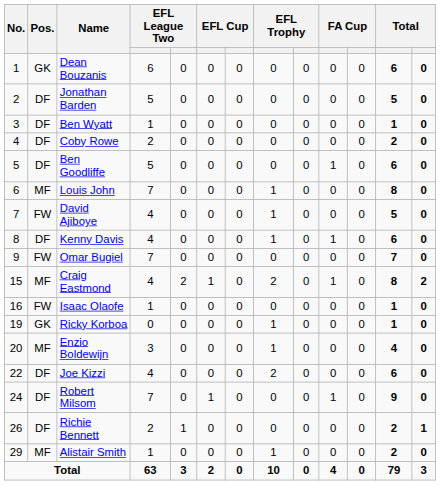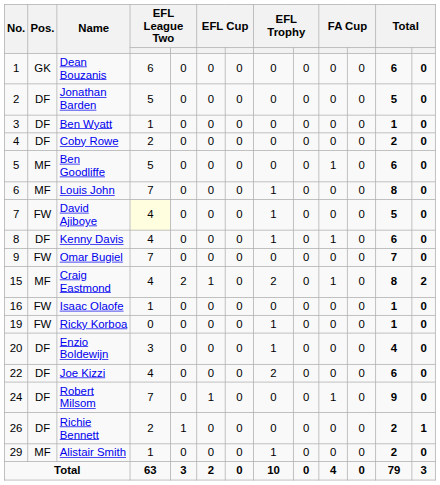(43, 166) DF -> (43, 166) MF
(150, 215) no background -> (150, 215) lightyellow background
(43, 324) GK -> (43, 324) FW
(43, 348) MF -> (43, 348) DF
